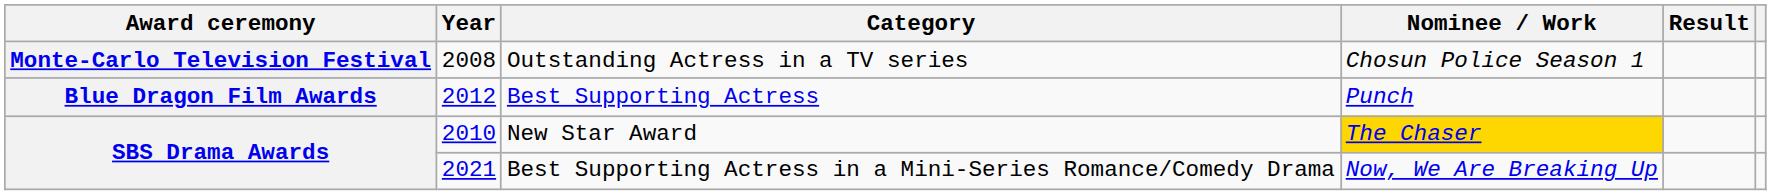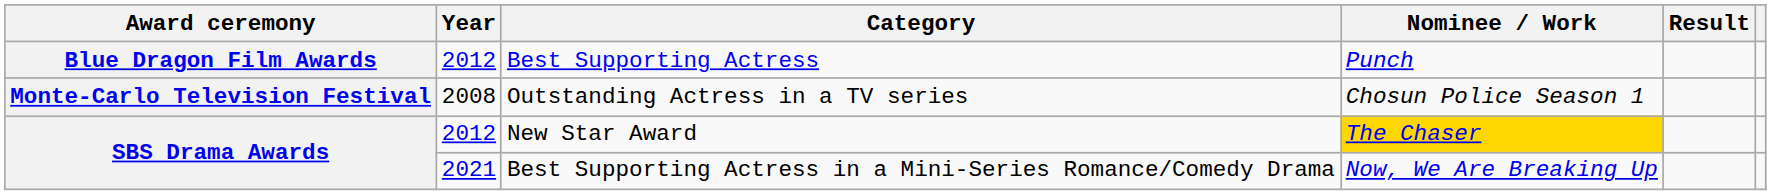rows swapped: (663, 97) <-> (738, 60)
(469, 134) 2010 -> (469, 134) 2012
